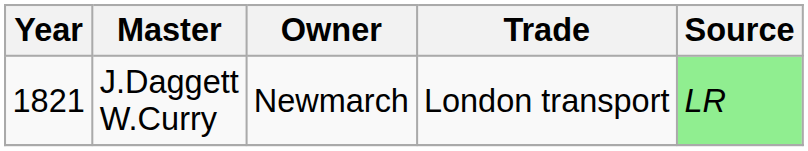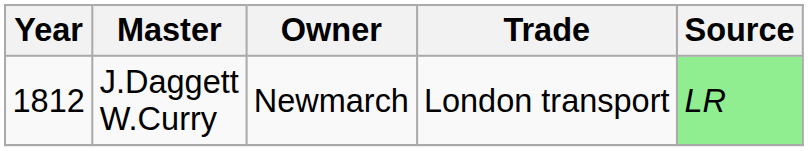(49, 100) 1821 -> (49, 100) 1812
